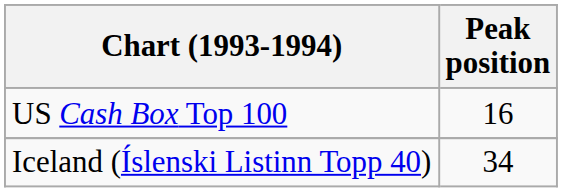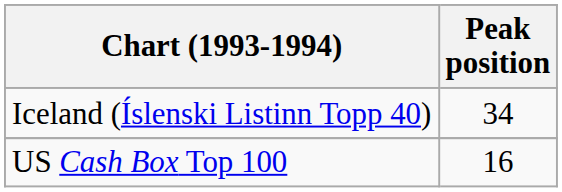rows swapped: (222, 161) <-> (150, 112)
